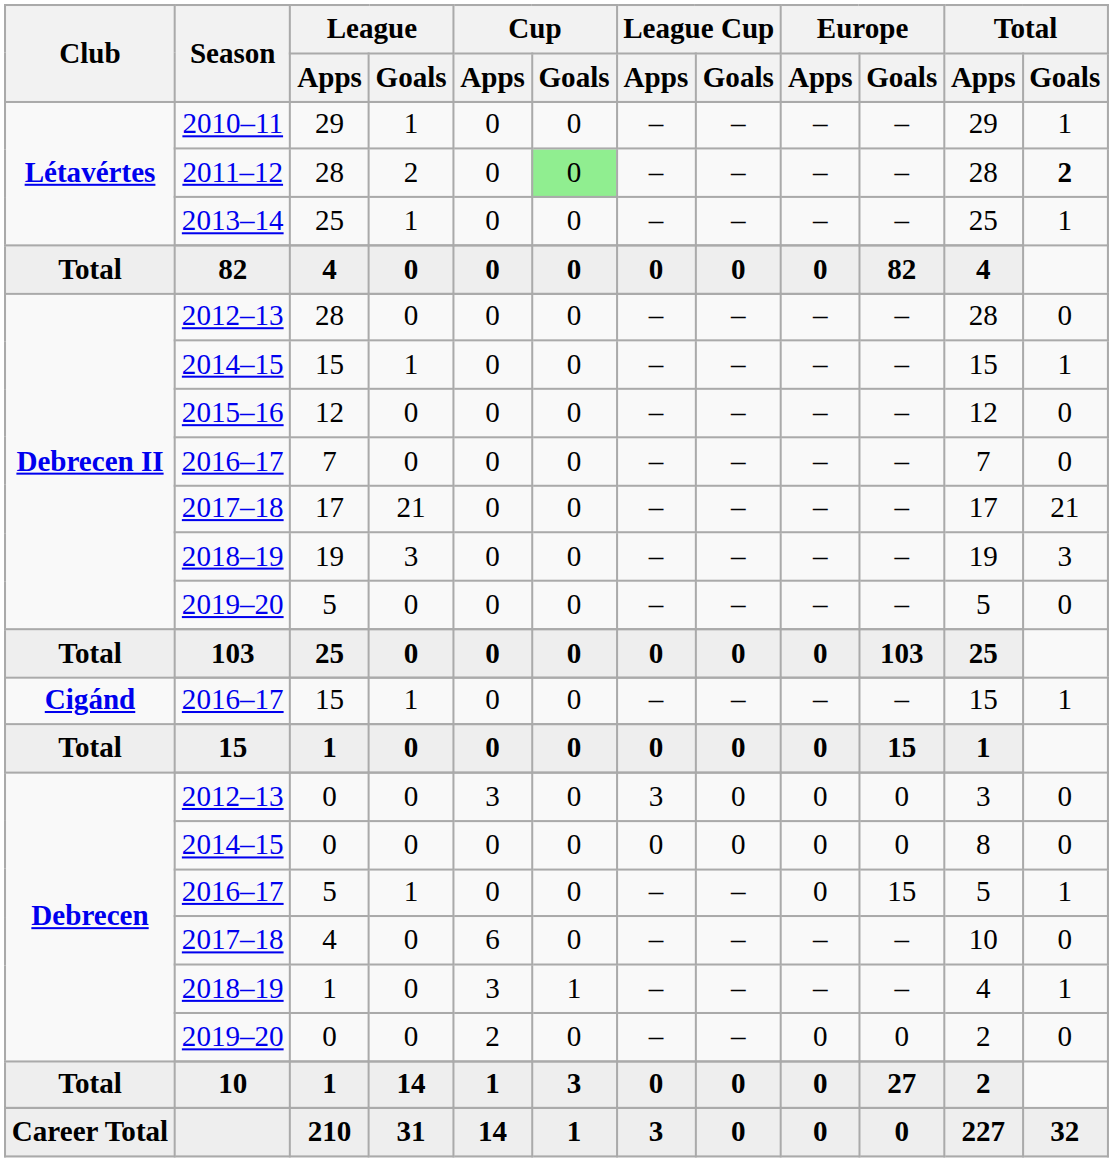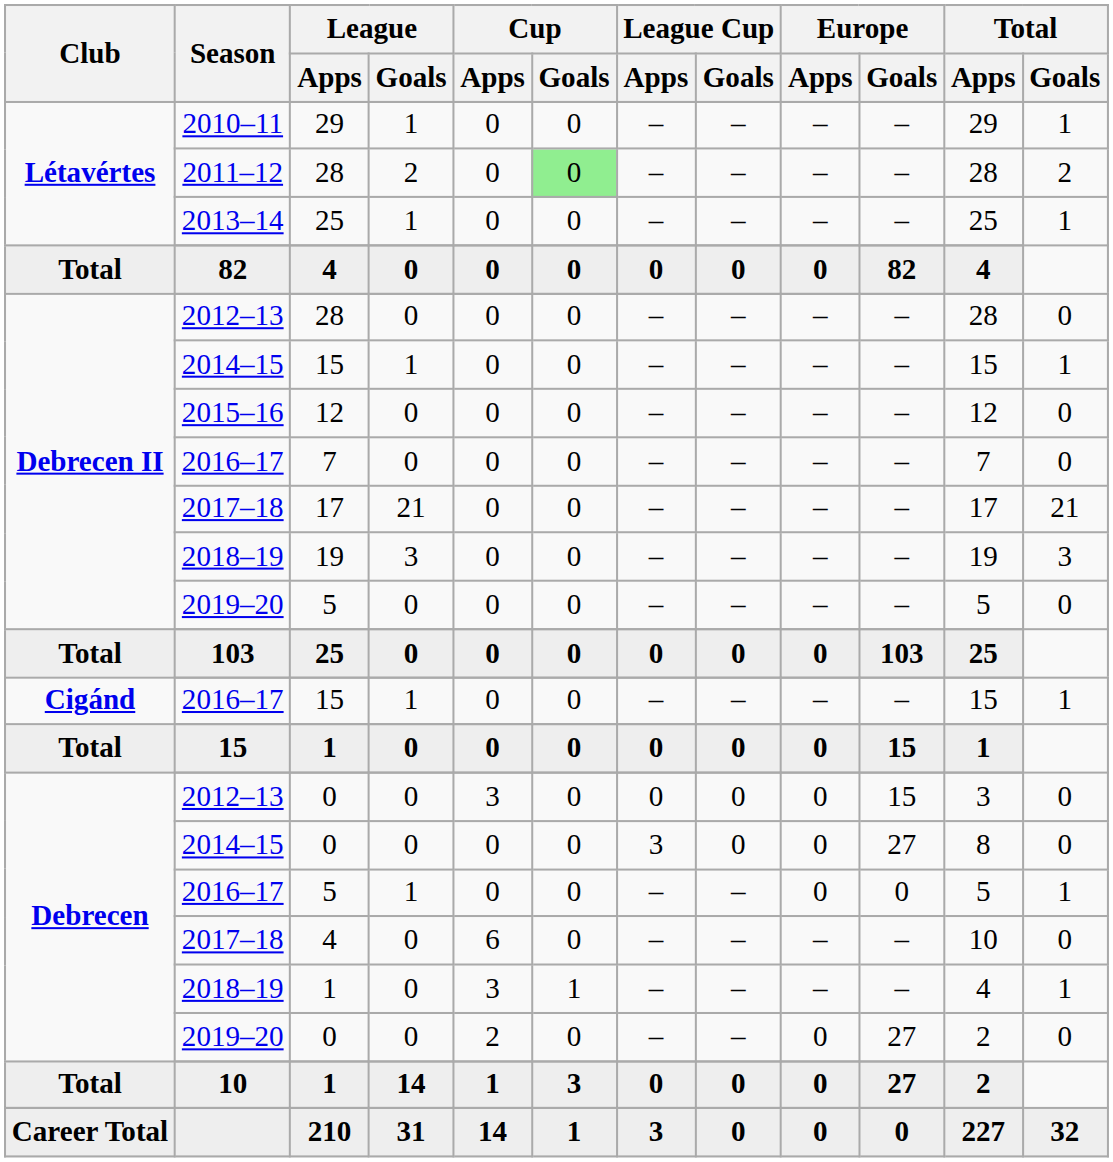(1065, 172) bold -> (1065, 172) normal
(656, 796) 3 -> (656, 796) 0
(902, 796) 0 -> (902, 796) 15
(656, 844) 0 -> (656, 844) 3
(902, 844) 0 -> (902, 844) 27
(902, 892) 15 -> (902, 892) 0
(902, 1036) 0 -> (902, 1036) 27
